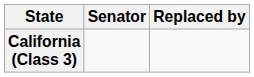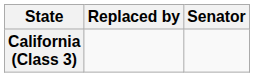columns swapped: (117, 16) <-> (199, 16)
